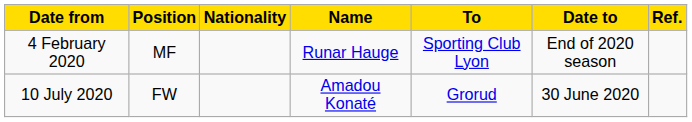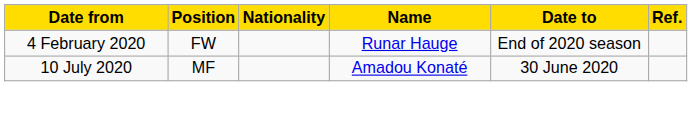- column: (472, 18)
(164, 52) MF -> (203, 43) FW
(164, 96) FW -> (203, 69) MF
